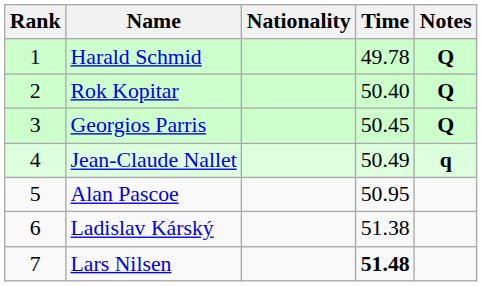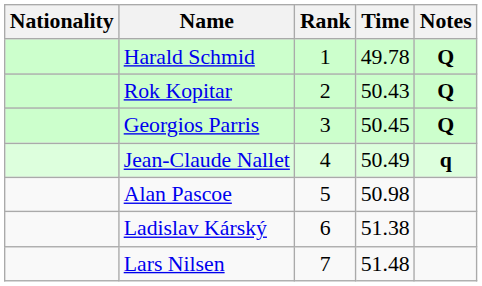columns swapped: (35, 21) <-> (299, 21)
(385, 90) 50.40 -> (385, 90) 50.43
(385, 194) 50.95 -> (385, 194) 50.98
(385, 263) bold -> (385, 263) normal
